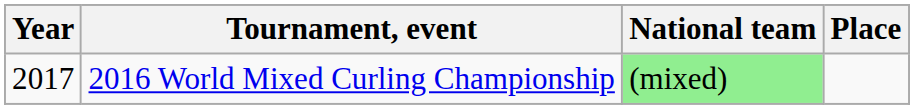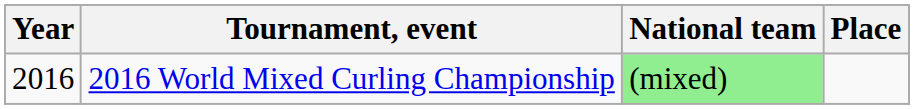(43, 78) 2017 -> (43, 78) 2016
